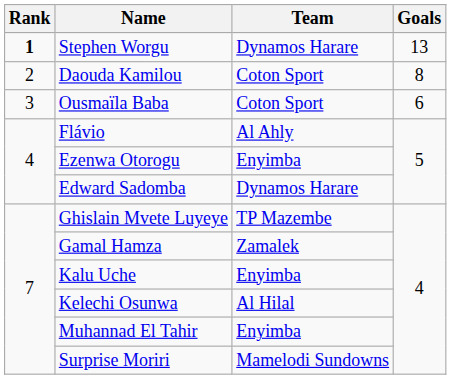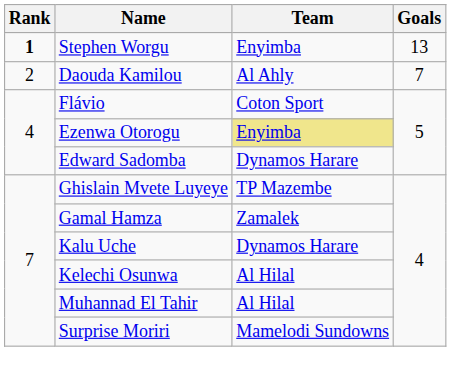(297, 47) Dynamos Harare -> (269, 47) Enyimba
(280, 75) Coton Sport -> (265, 75) Al Ahly
(419, 75) 8 -> (419, 75) 7
- row: (114, 103)
(265, 132) Al Ahly -> (280, 103) Coton Sport
(269, 160) no background -> (269, 132) khaki background
(269, 274) Enyimba -> (297, 246) Dynamos Harare
(269, 331) Enyimba -> (265, 302) Al Hilal
